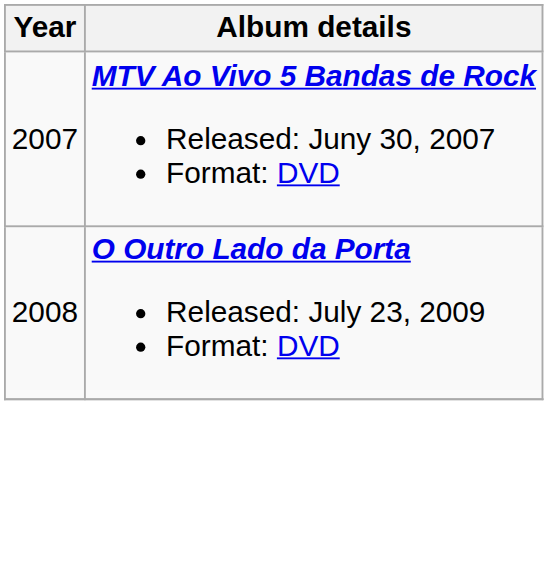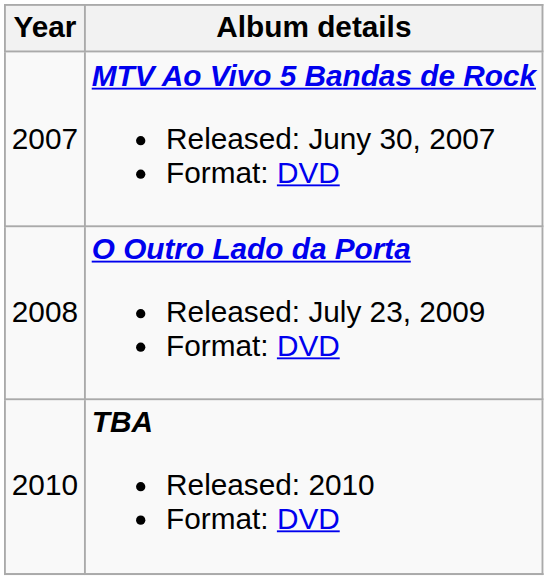+ row: (314, 471)
